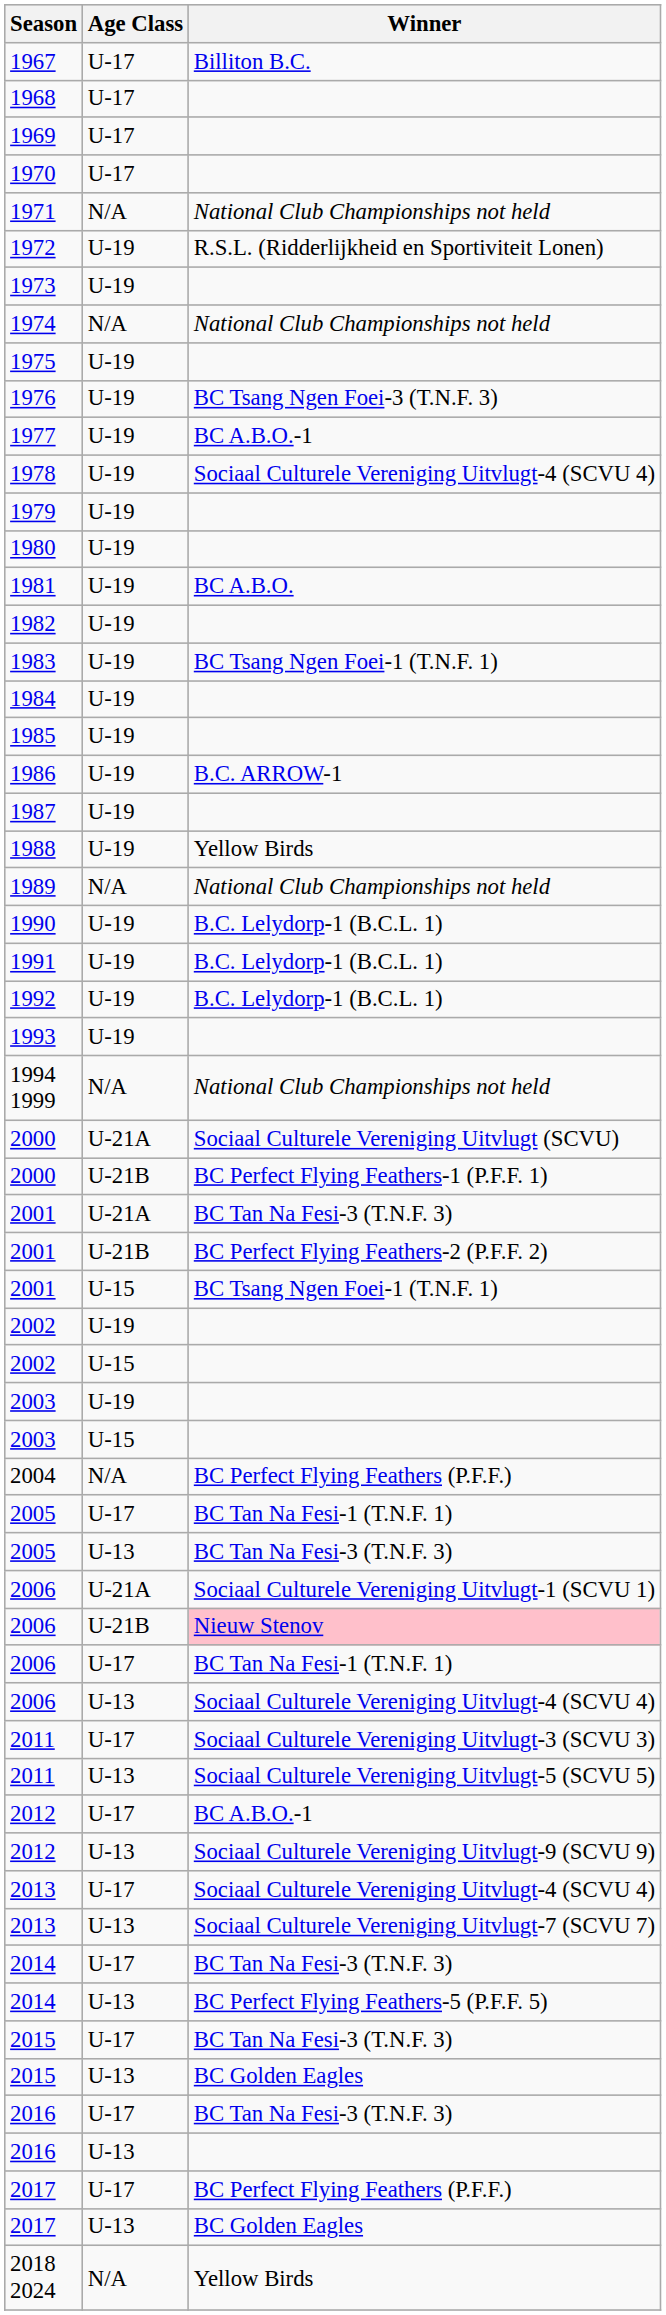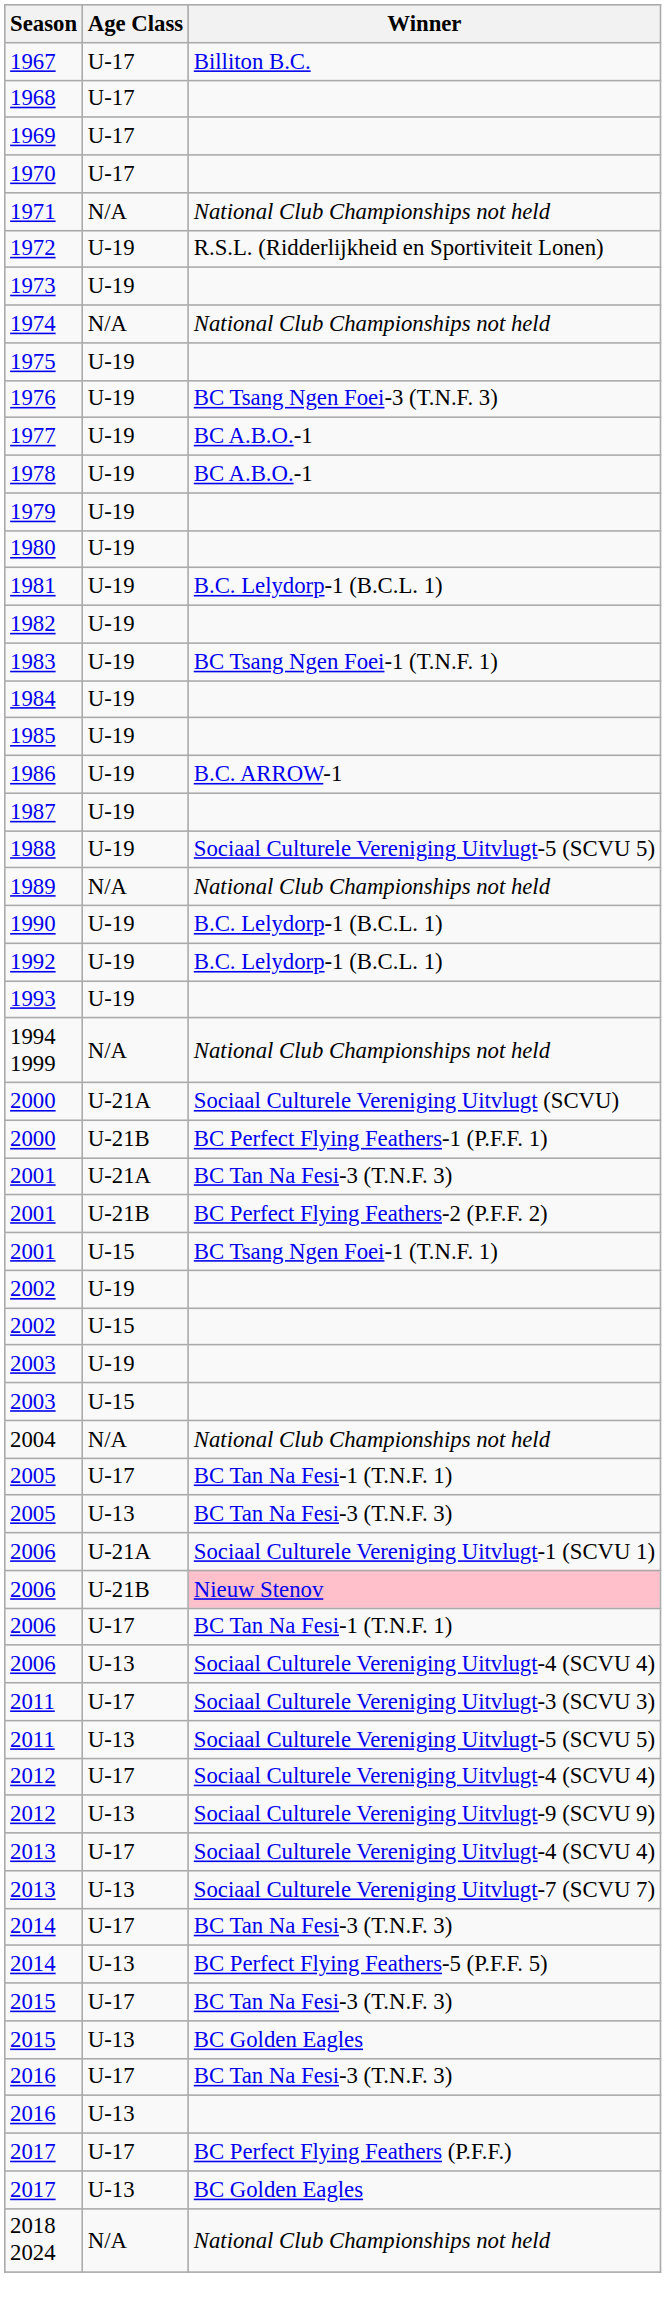(424, 473) Sociaal Culturele Vereniging Uitvlugt-4 (SCVU 4) -> (253, 473) BC A.B.O.-1
(244, 586) BC A.B.O. -> (318, 586) B.C. Lelydorp-1 (B.C.L. 1)
(254, 849) Yellow Birds -> (424, 849) Sociaal Culturele Vereniging Uitvlugt-5 (SCVU 5)
- row: (33, 961)
(353, 1476) BC Perfect Flying Feathers (P.F.F.) -> (372, 1438) National Club Championships not held
(253, 1814) BC A.B.O.-1 -> (424, 1776) Sociaal Culturele Vereniging Uitvlugt-4 (SCVU 4)
(254, 2277) Yellow Birds -> (372, 2240) National Club Championships not held
